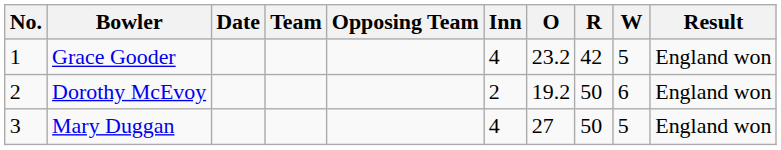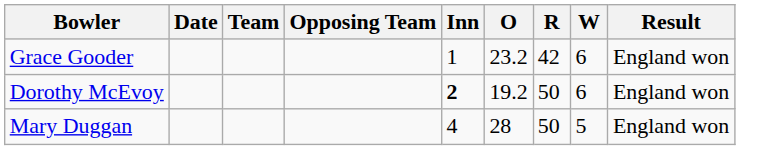- column: (26, 21)
(494, 56) 4 -> (452, 56) 1
(623, 56) 5 -> (581, 56) 6
(494, 91) normal -> (452, 91) bold
(543, 126) 27 -> (500, 126) 28
